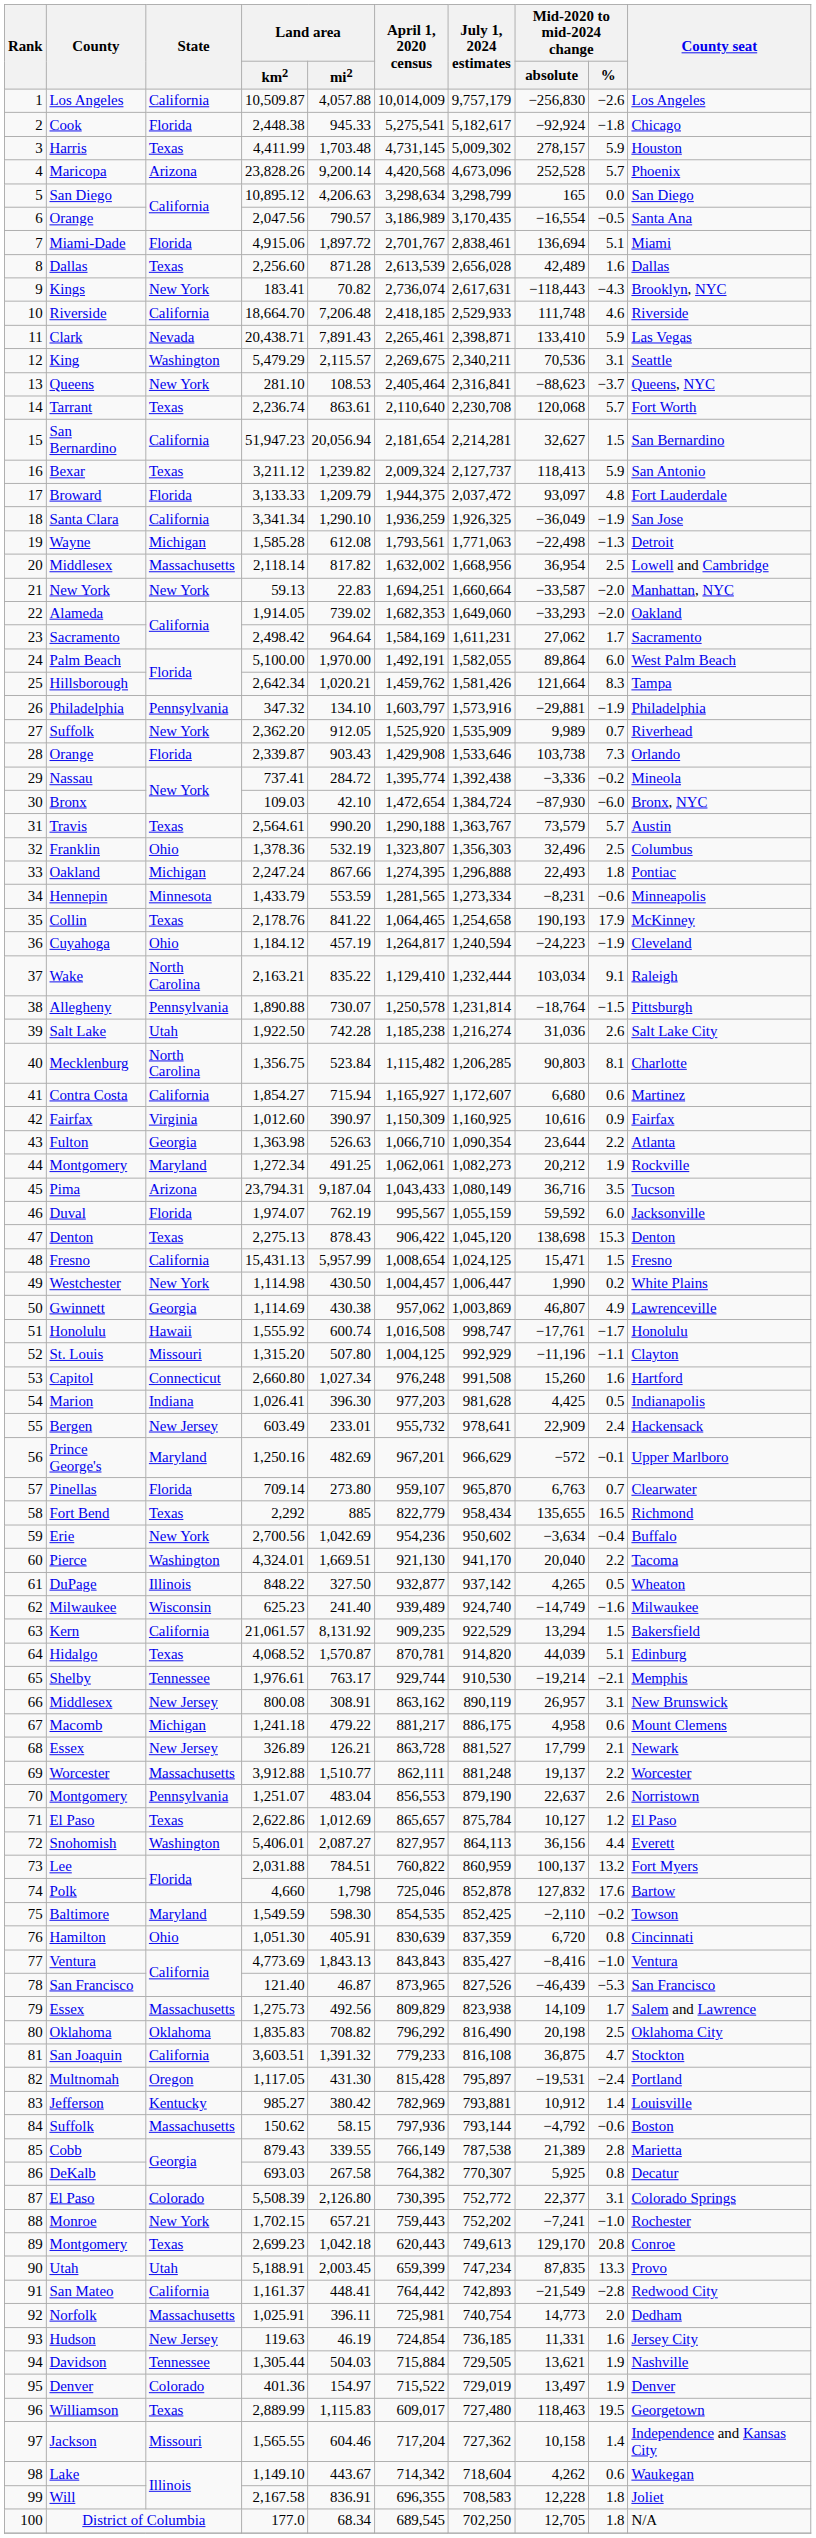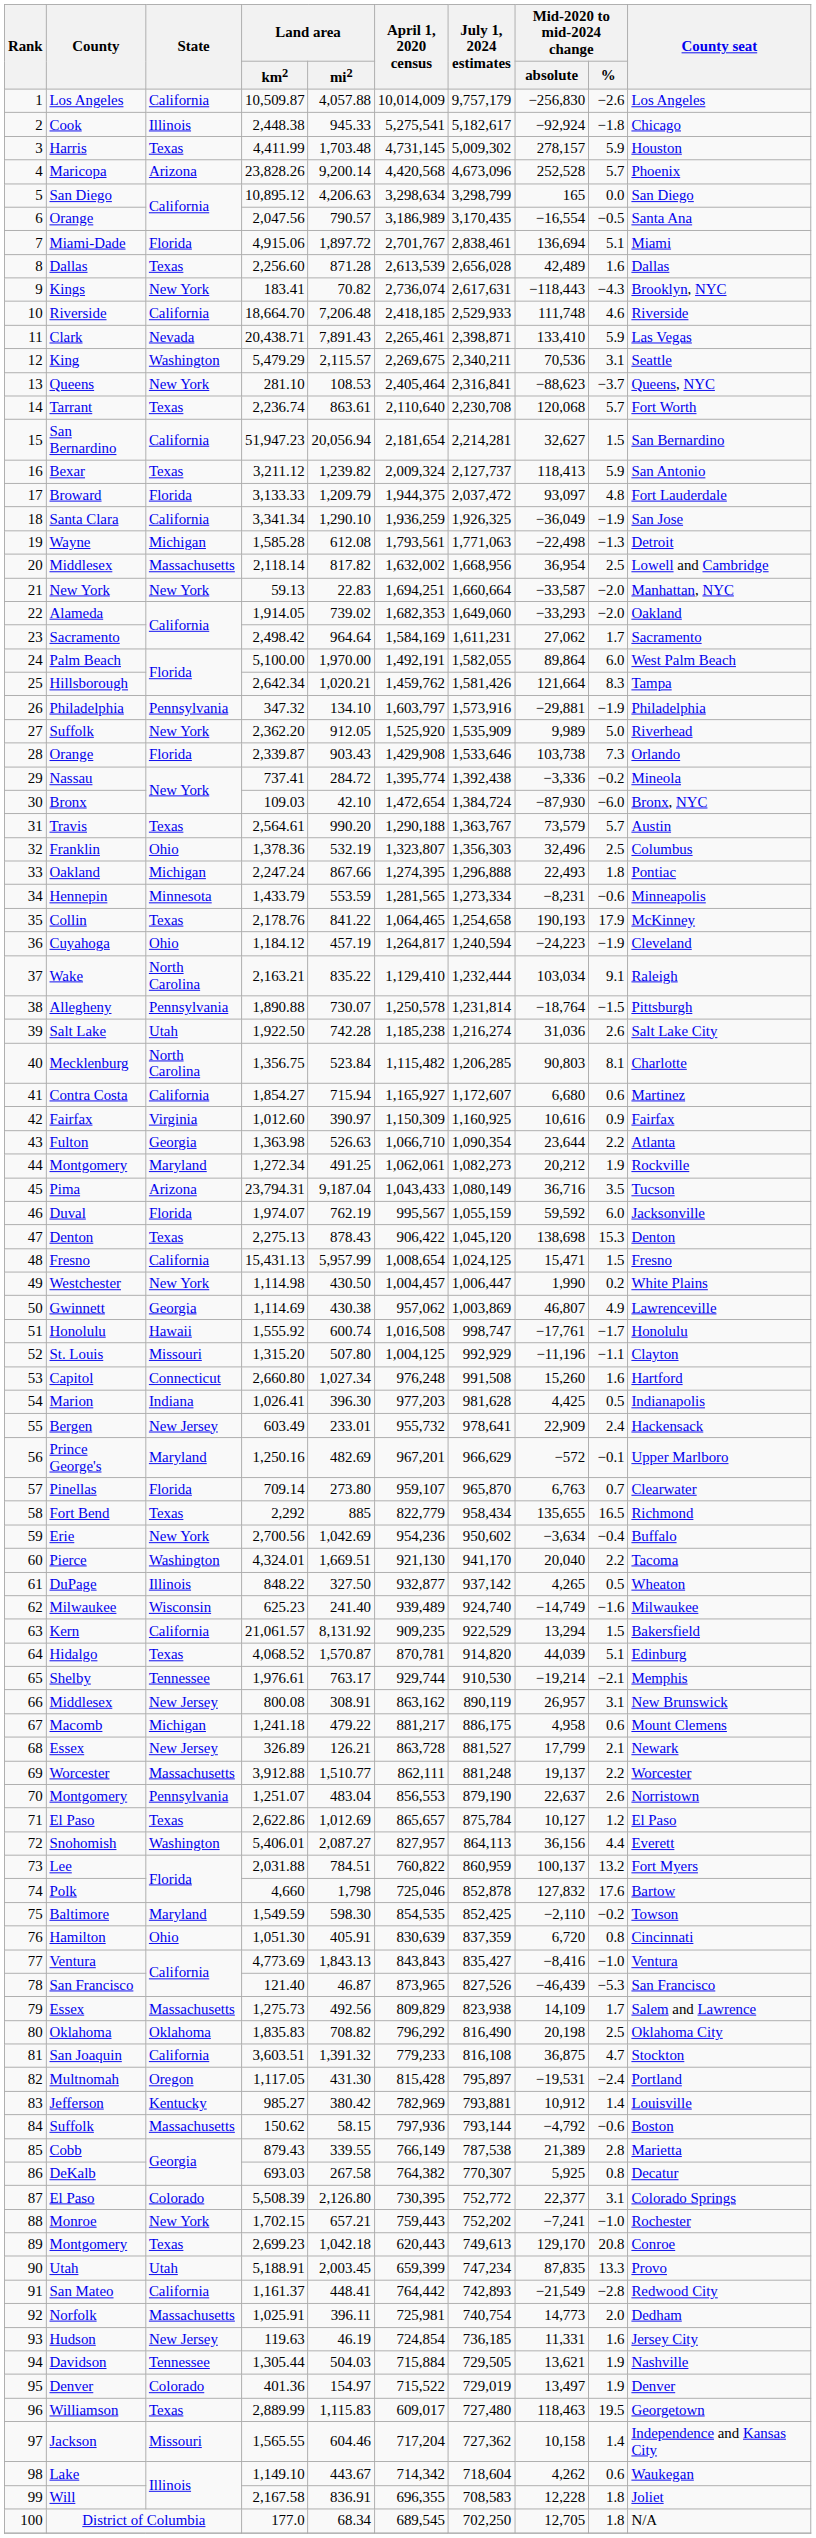(170, 124) Florida -> (170, 124) Illinois
(615, 731) 0.7 -> (615, 731) 5.0
